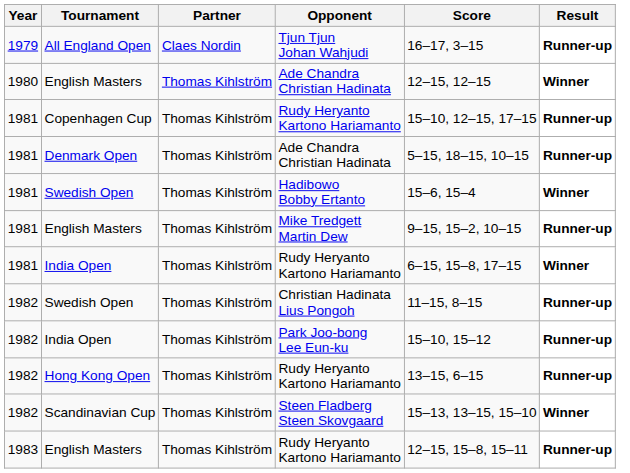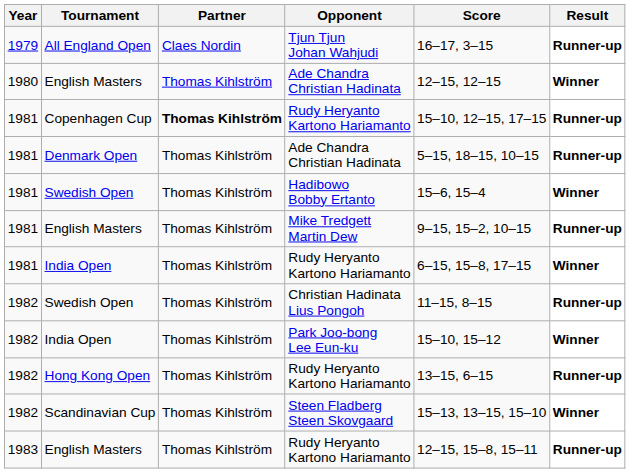(217, 119) normal -> (222, 119) bold
(577, 339) Runner-up -> (576, 339) Winner
